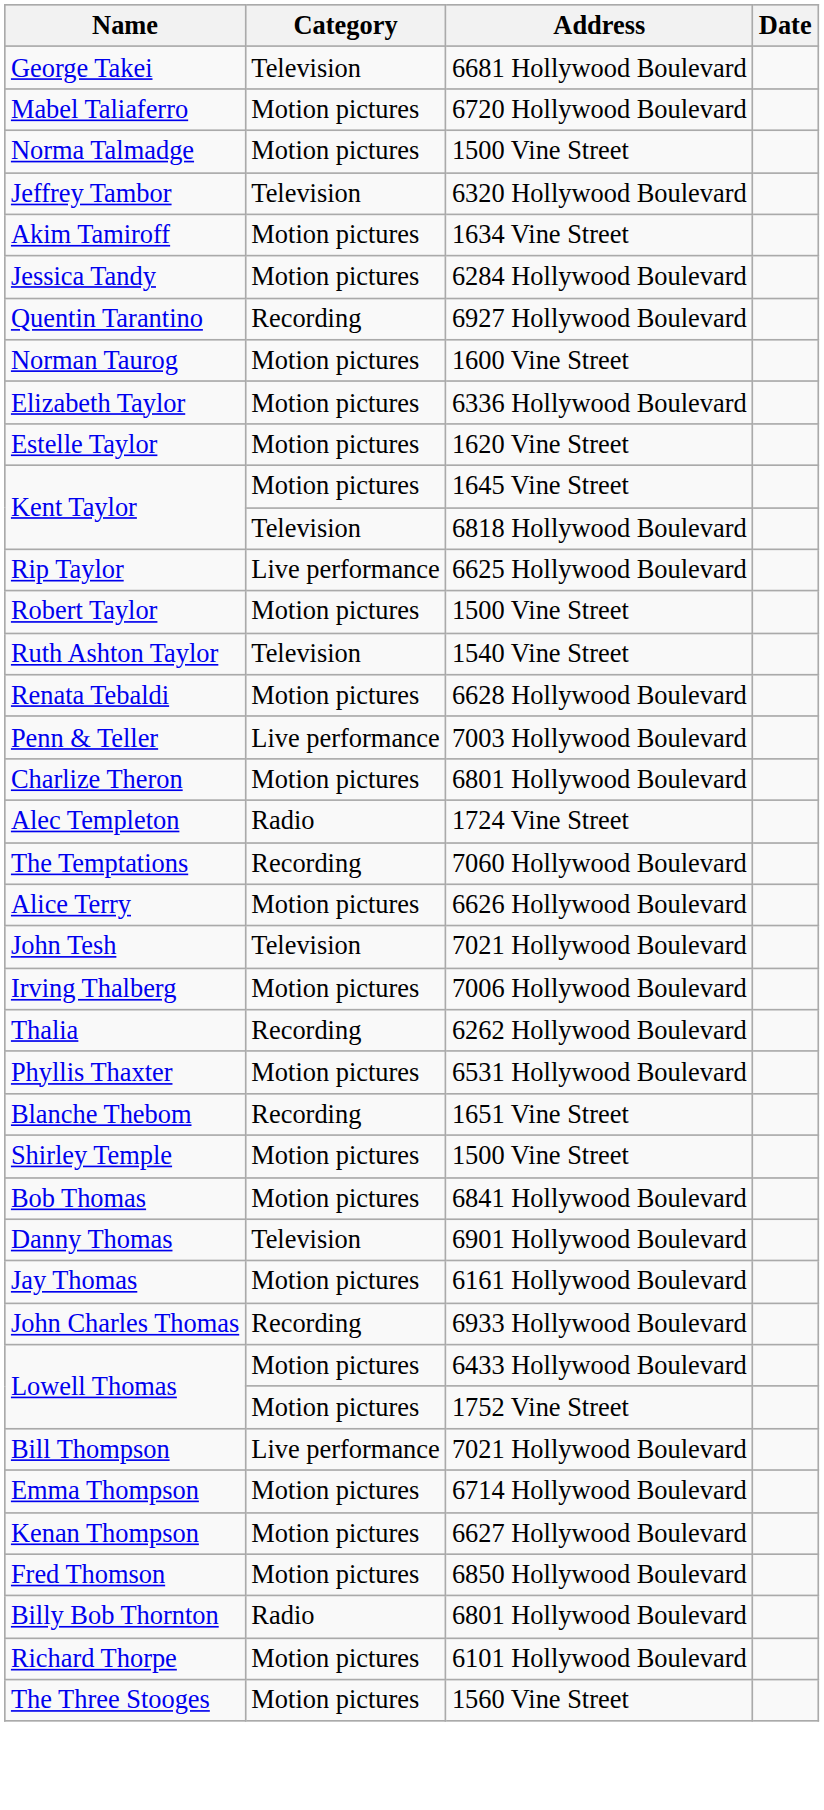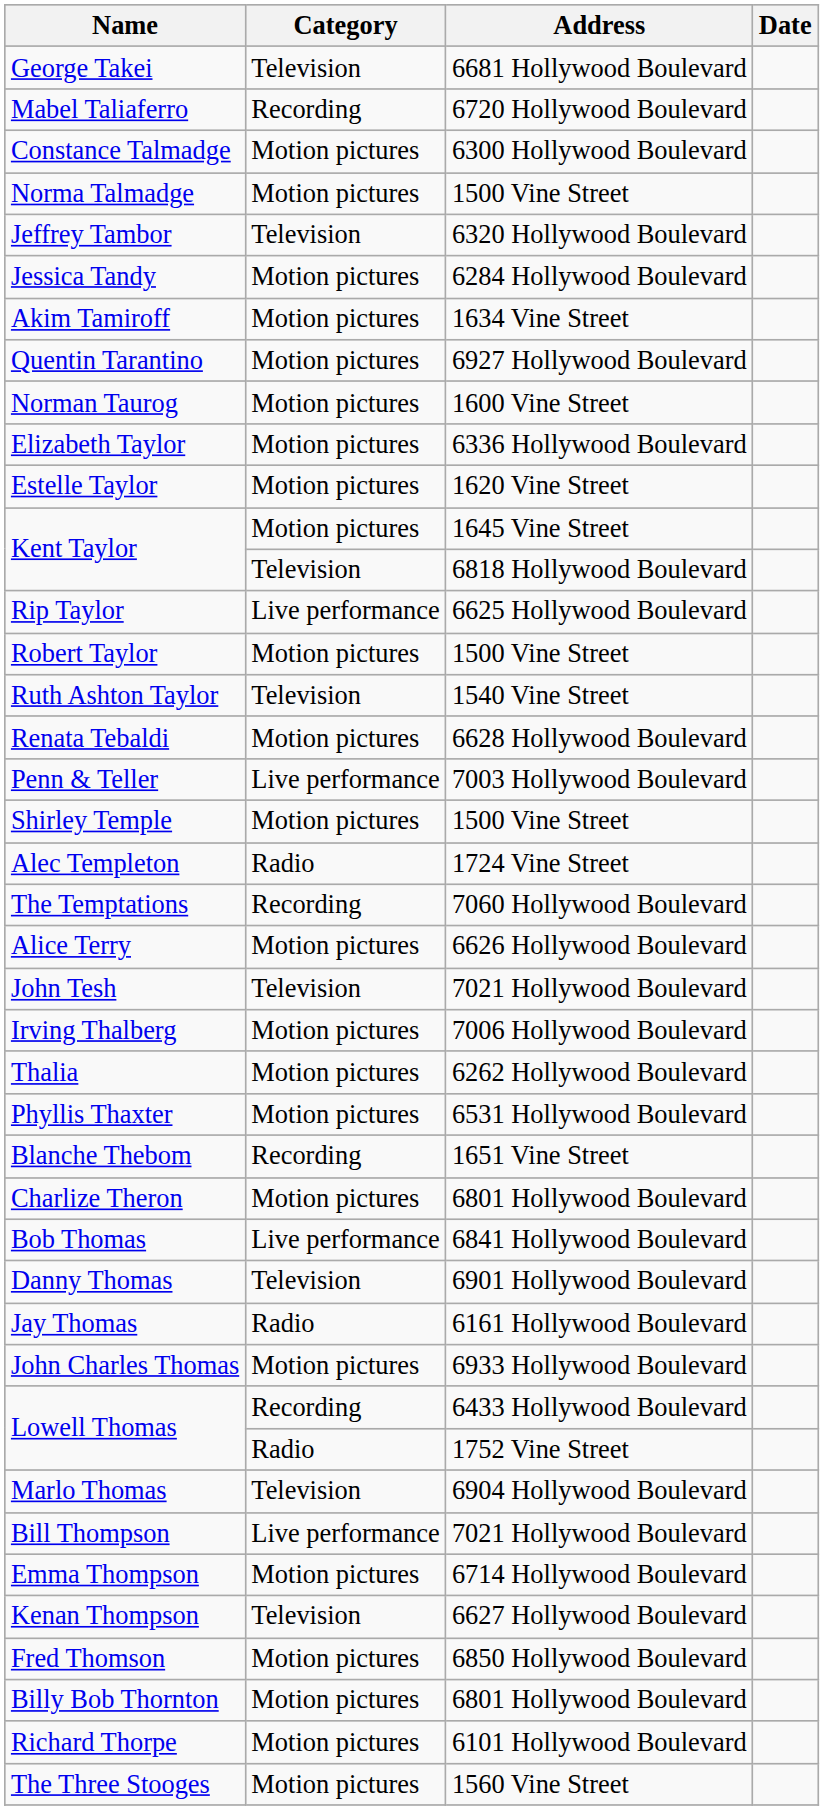(335, 109) Motion pictures -> (306, 109) Recording
+ row: (121, 151)
rows swapped: (91, 234) <-> (83, 276)
(306, 318) Recording -> (335, 360) Motion pictures
rows swapped: (92, 1155) <-> (97, 779)
(306, 1030) Recording -> (335, 1072) Motion pictures
(335, 1197) Motion pictures -> (346, 1239) Live performance
(335, 1281) Motion pictures -> (283, 1323) Radio
(306, 1323) Recording -> (335, 1365) Motion pictures
(335, 1365) Motion pictures -> (306, 1407) Recording
(335, 1407) Motion pictures -> (283, 1448) Radio
+ row: (89, 1490)
(335, 1532) Motion pictures -> (306, 1616) Television
(283, 1616) Radio -> (335, 1700) Motion pictures
